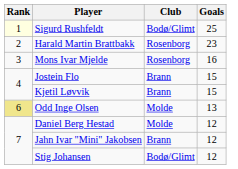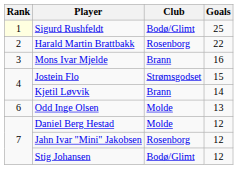(212, 44) 23 -> (218, 44) 22
(168, 60) Rosenborg -> (159, 60) Brann
(159, 76) Brann -> (174, 76) Strømsgodset
(212, 92) 15 -> (218, 92) 14
(18, 108) khaki background -> (18, 108) no background
(159, 140) Brann -> (168, 140) Rosenborg
